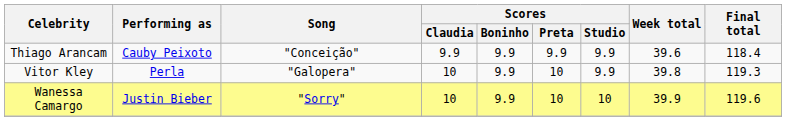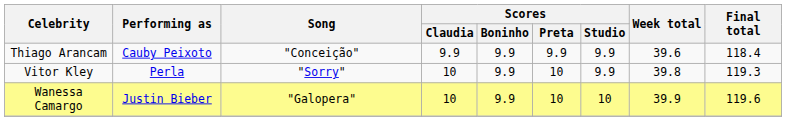(322, 72) "Galopera" -> (322, 72) "Sorry"
(322, 99) "Sorry" -> (322, 99) "Galopera"
